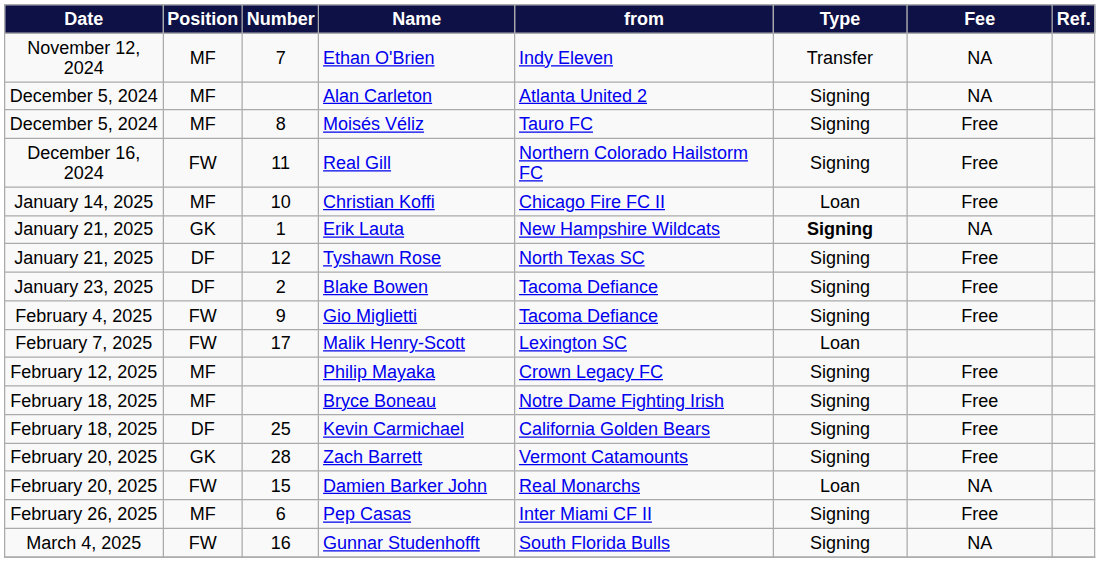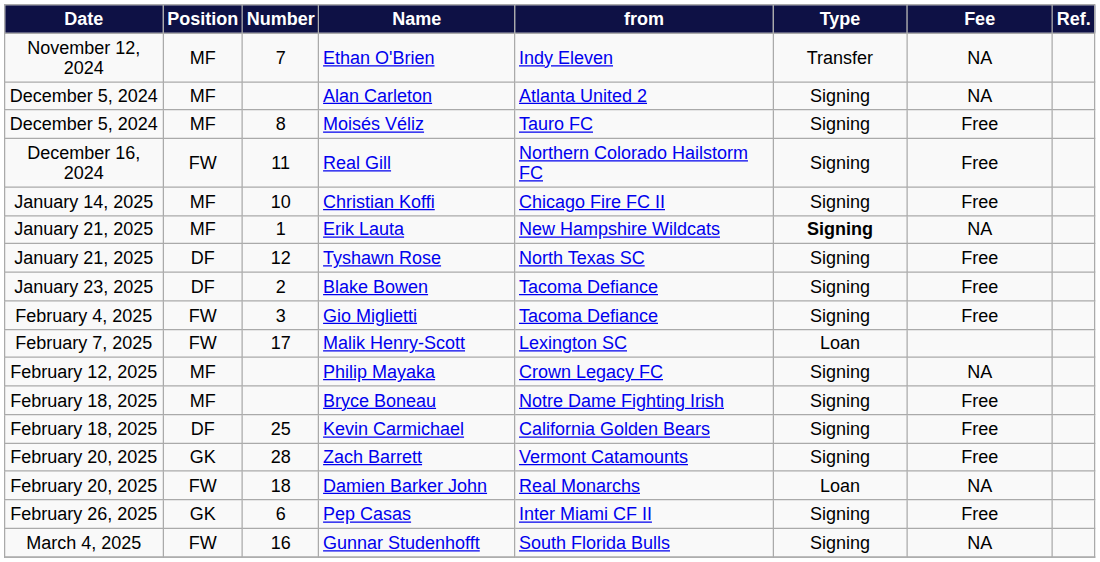(840, 201) Loan -> (840, 201) Signing
(203, 230) GK -> (203, 230) MF
(281, 315) 9 -> (281, 315) 3
(980, 372) Free -> (980, 372) NA
(281, 486) 15 -> (281, 486) 18
(203, 514) MF -> (203, 514) GK
